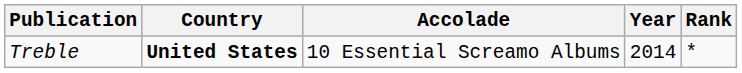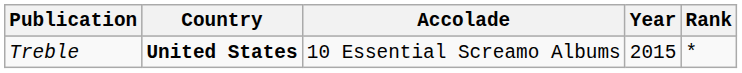(653, 52) 2014 -> (653, 52) 2015
